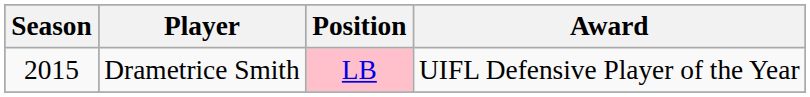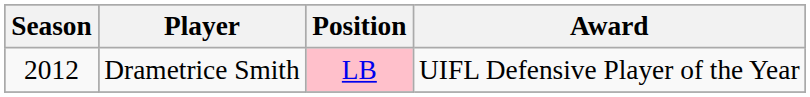(51, 69) 2015 -> (51, 69) 2012
